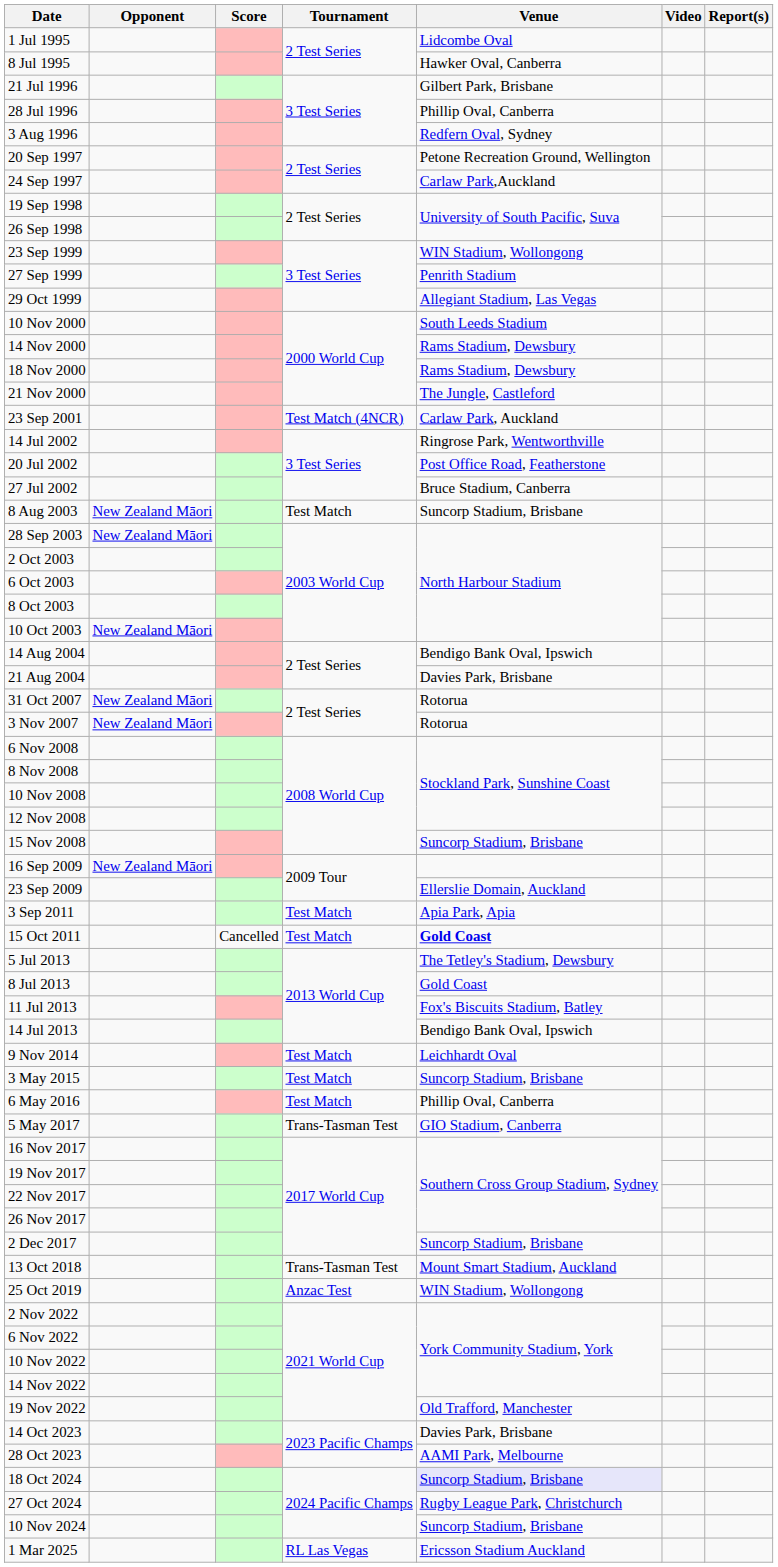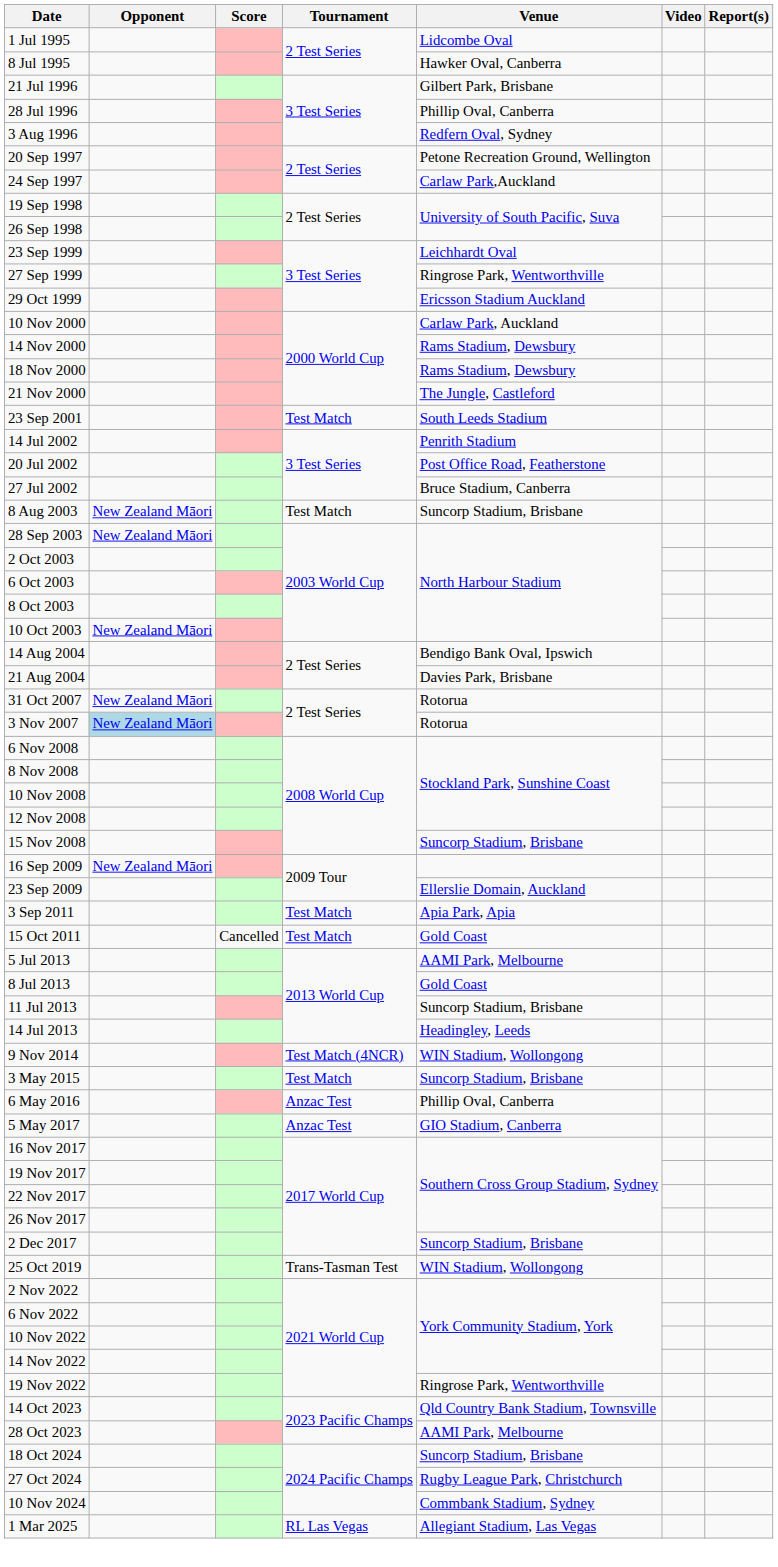(501, 252) WIN Stadium, Wollongong -> (468, 252) Leichhardt Oval
(468, 275) Penrith Stadium -> (512, 275) Ringrose Park, Wentworthville
(508, 299) Allegiant Stadium, Las Vegas -> (502, 299) Ericsson Stadium Auckland
(483, 323) South Leeds Stadium -> (489, 323) Carlaw Park, Auckland
(344, 417) Test Match (4NCR) -> (319, 417) Test Match
(489, 417) Carlaw Park, Auckland -> (483, 417) South Leeds Stadium
(512, 441) Ringrose Park, Wentworthville -> (468, 441) Penrith Stadium
(152, 724) no background -> (152, 724) lightblue background
(455, 936) bold -> (453, 936) normal
(517, 960) The Tetley's Stadium, Dewsbury -> (491, 960) AAMI Park, Melbourne
(511, 1007) Fox's Biscuits Stadium, Batley -> (501, 1007) Suncorp Stadium, Brisbane
(506, 1031) Bendigo Bank Oval, Ipswich -> (475, 1031) Headingley, Leeds
(319, 1054) Test Match -> (344, 1054) Test Match (4NCR)
(468, 1054) Leichhardt Oval -> (501, 1054) WIN Stadium, Wollongong
(319, 1101) Test Match -> (319, 1101) Anzac Test
(342, 1125) Trans-Tasman Test -> (319, 1125) Anzac Test
- row: (45, 1267)
(319, 1290) Anzac Test -> (342, 1267) Trans-Tasman Test
(496, 1408) Old Trafford, Manchester -> (512, 1385) Ringrose Park, Wentworthville
(486, 1432) Davies Park, Brisbane -> (538, 1408) Qld Country Bank Stadium, Townsville
(501, 1479) lavender background -> (501, 1455) no background
(501, 1526) Suncorp Stadium, Brisbane -> (507, 1503) Commbank Stadium, Sydney
(502, 1550) Ericsson Stadium Auckland -> (508, 1526) Allegiant Stadium, Las Vegas
